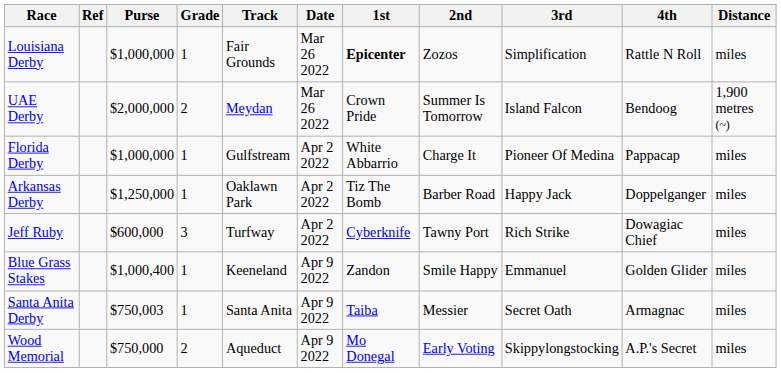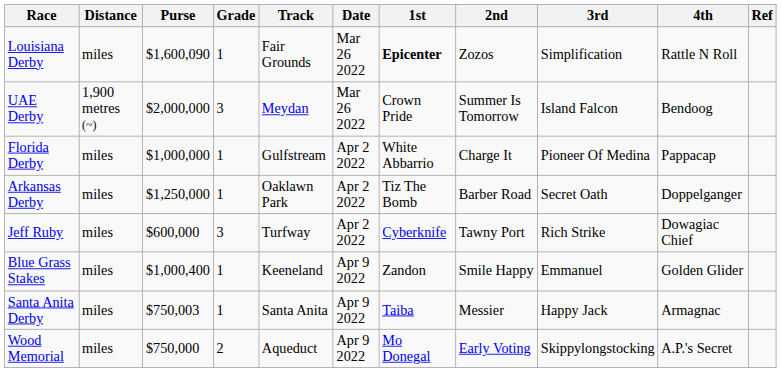columns swapped: (744, 15) <-> (93, 15)
(142, 54) $1,000,000 -> (178, 54) $1,600,090
(184, 109) 2 -> (220, 109) 3
(538, 194) Happy Jack -> (574, 194) Secret Oath
(538, 310) Secret Oath -> (574, 310) Happy Jack
